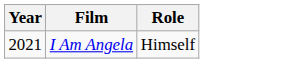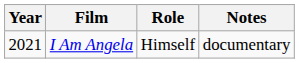+ column: (247, 17)
